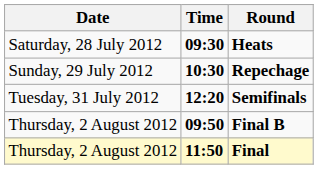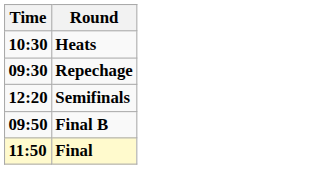- column: (93, 17)
(205, 44) 09:30 -> (28, 44) 10:30
(205, 71) 10:30 -> (28, 71) 09:30
